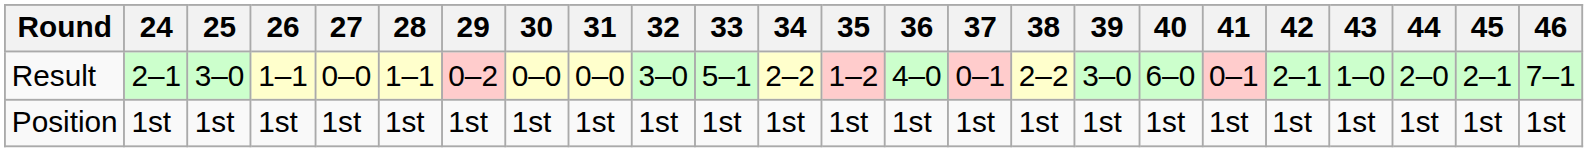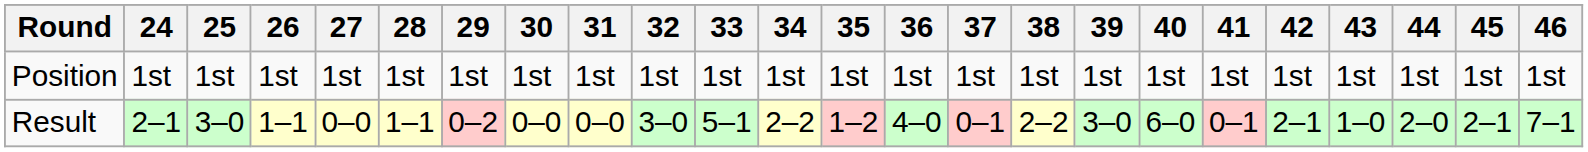rows swapped: (54, 75) <-> (65, 122)
